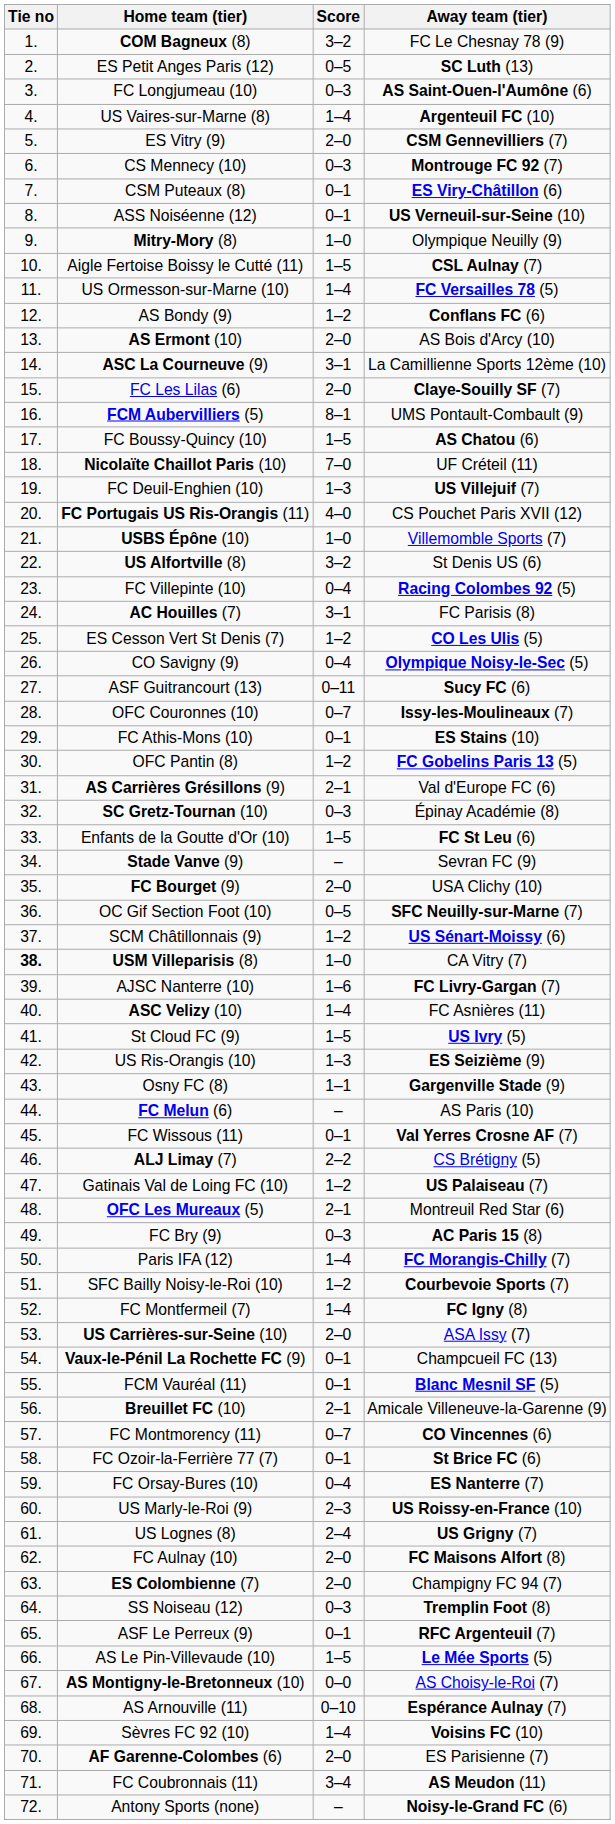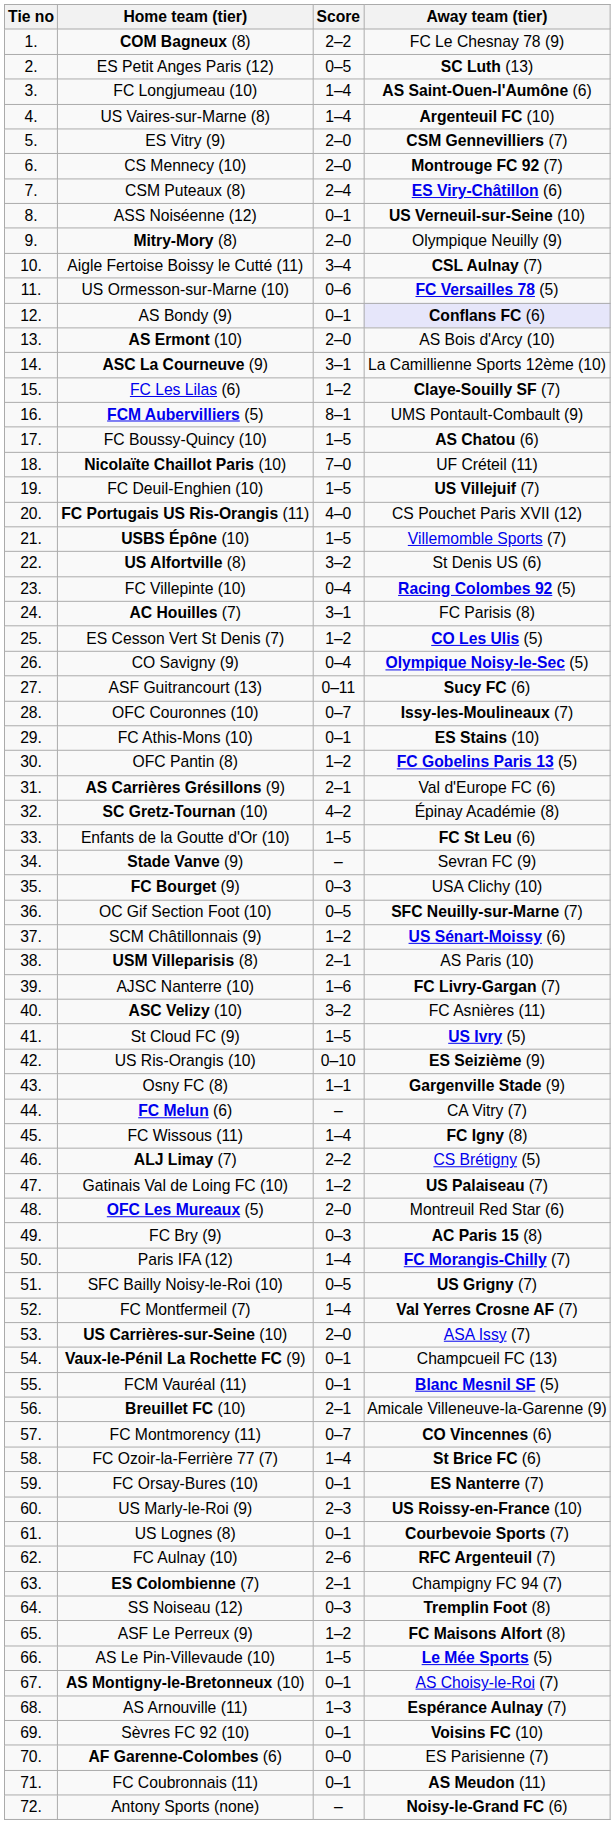(338, 41) 3–2 -> (338, 41) 2–2
(338, 91) 0–3 -> (338, 91) 1–4
(338, 166) 0–3 -> (338, 166) 2–0
(338, 191) 0–1 -> (338, 191) 2–4
(338, 240) 1–0 -> (338, 240) 2–0
(338, 265) 1–5 -> (338, 265) 3–4
(338, 290) 1–4 -> (338, 290) 0–6
(338, 315) 1–2 -> (338, 315) 0–1
(487, 315) no background -> (487, 315) lavender background
(338, 389) 2–0 -> (338, 389) 1–2
(338, 489) 1–3 -> (338, 489) 1–5
(338, 539) 1–0 -> (338, 539) 1–5
(338, 812) 0–3 -> (338, 812) 4–2
(338, 887) 2–0 -> (338, 887) 0–3
(31, 961) bold -> (31, 961) normal
(338, 961) 1–0 -> (338, 961) 2–1
(487, 961) CA Vitry (7) -> (487, 961) AS Paris (10)
(338, 1011) 1–4 -> (338, 1011) 3–2
(338, 1061) 1–3 -> (338, 1061) 0–10
(487, 1111) AS Paris (10) -> (487, 1111) CA Vitry (7)
(338, 1135) 0–1 -> (338, 1135) 1–4
(487, 1135) Val Yerres Crosne AF (7) -> (487, 1135) FC Igny (8)
(338, 1210) 2–1 -> (338, 1210) 2–0
(338, 1285) 1–2 -> (338, 1285) 0–5
(487, 1285) Courbevoie Sports (7) -> (487, 1285) US Grigny (7)
(487, 1310) FC Igny (8) -> (487, 1310) Val Yerres Crosne AF (7)
(338, 1459) 0–1 -> (338, 1459) 1–4
(338, 1484) 0–4 -> (338, 1484) 0–1
(338, 1533) 2–4 -> (338, 1533) 0–1
(487, 1533) US Grigny (7) -> (487, 1533) Courbevoie Sports (7)
(338, 1558) 2–0 -> (338, 1558) 2–6
(487, 1558) FC Maisons Alfort (8) -> (487, 1558) RFC Argenteuil (7)
(338, 1583) 2–0 -> (338, 1583) 2–1
(338, 1633) 0–1 -> (338, 1633) 1–2
(487, 1633) RFC Argenteuil (7) -> (487, 1633) FC Maisons Alfort (8)
(338, 1683) 0–0 -> (338, 1683) 0–1
(338, 1707) 0–10 -> (338, 1707) 1–3
(338, 1732) 1–4 -> (338, 1732) 0–1
(338, 1757) 2–0 -> (338, 1757) 0–0
(338, 1782) 3–4 -> (338, 1782) 0–1
